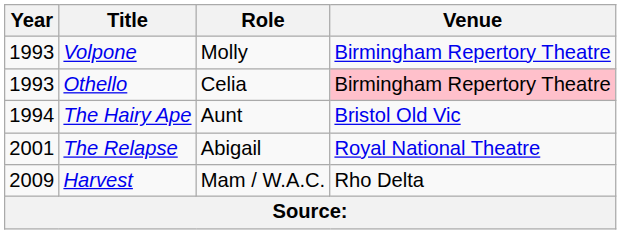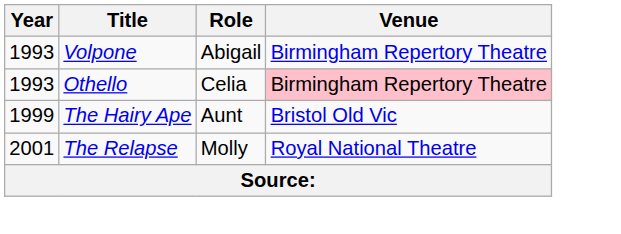(224, 52) Molly -> (231, 52) Abigail
(32, 116) 1994 -> (32, 116) 1999
(231, 148) Abigail -> (224, 148) Molly
- row: (98, 180)
